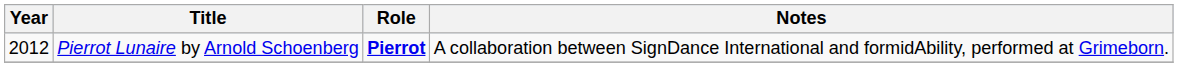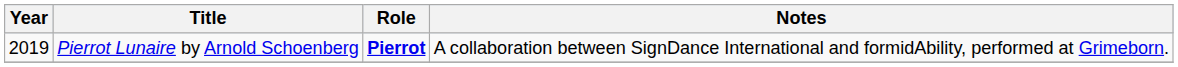(29, 47) 2012 -> (29, 47) 2019
